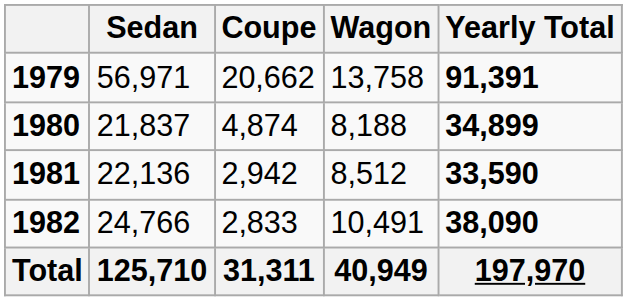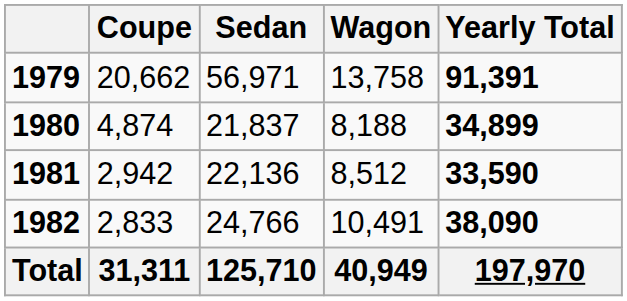columns swapped: (269, 28) <-> (152, 28)
